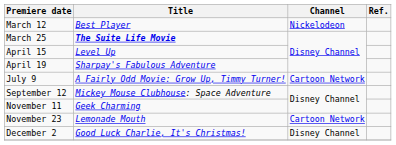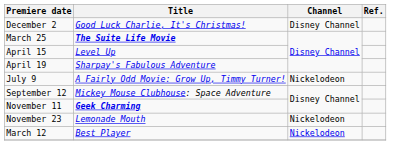rows swapped: (26, 25) <-> (31, 133)
(327, 79) Cartoon Network -> (317, 79) Nickelodeon
(108, 106) normal -> (108, 106) bold
(327, 120) Cartoon Network -> (317, 120) Nickelodeon
